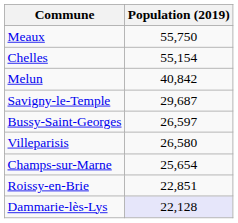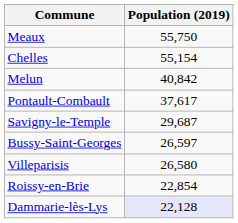+ row: (59, 100)
- row: (60, 164)
(179, 185) 22,851 -> (179, 185) 22,854
